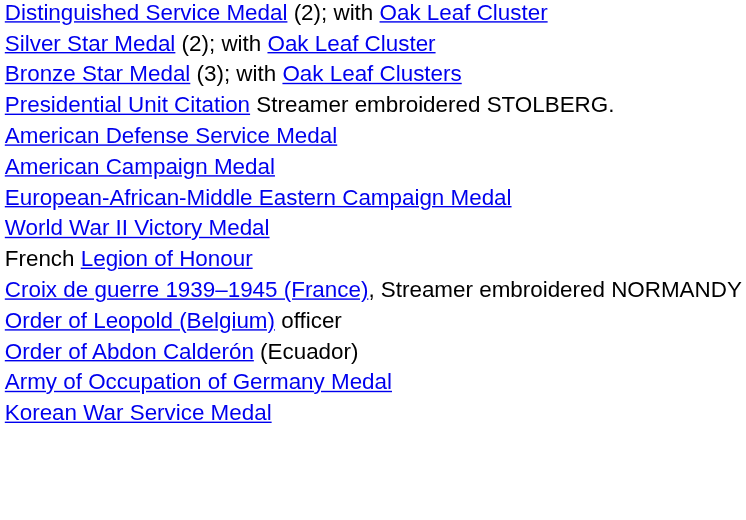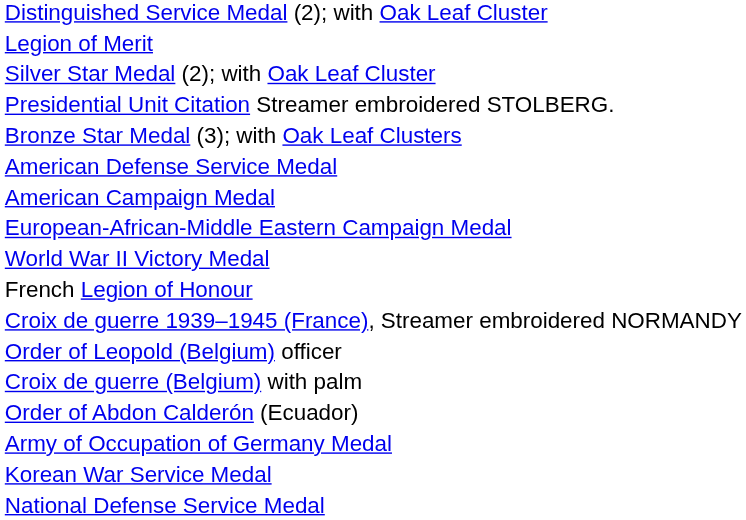+ row: (79, 43)
rows swapped: (233, 74) <-> (310, 104)
+ row: (183, 382)
+ row: (165, 505)
